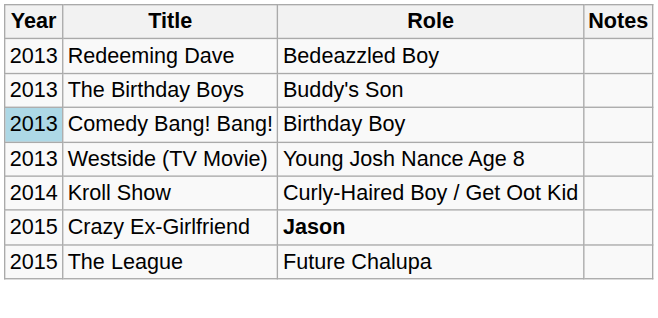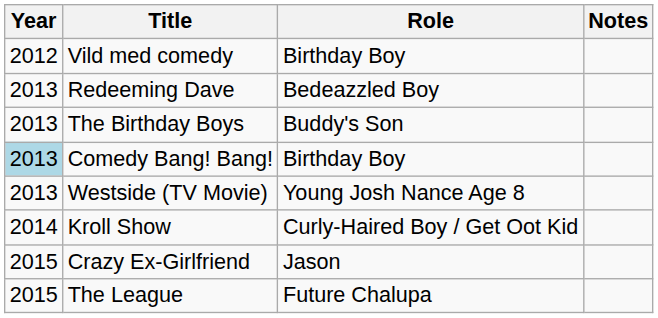+ row: (150, 55)
(314, 227) bold -> (312, 261) normal
